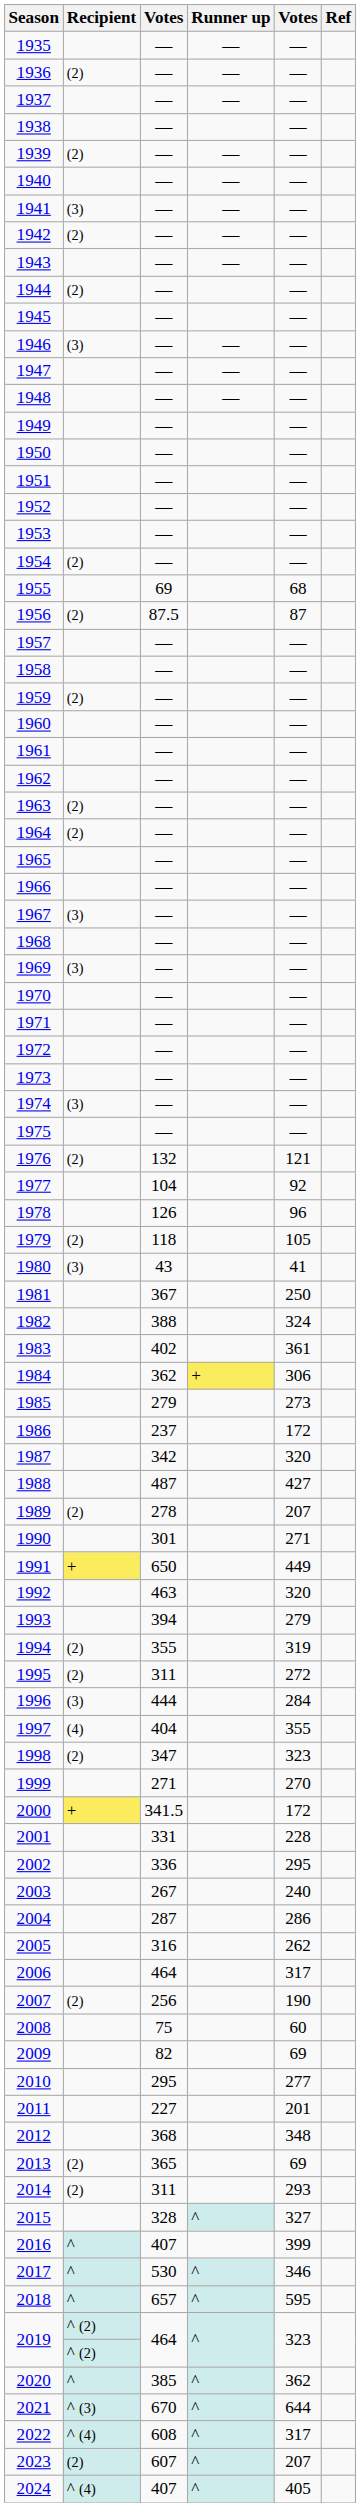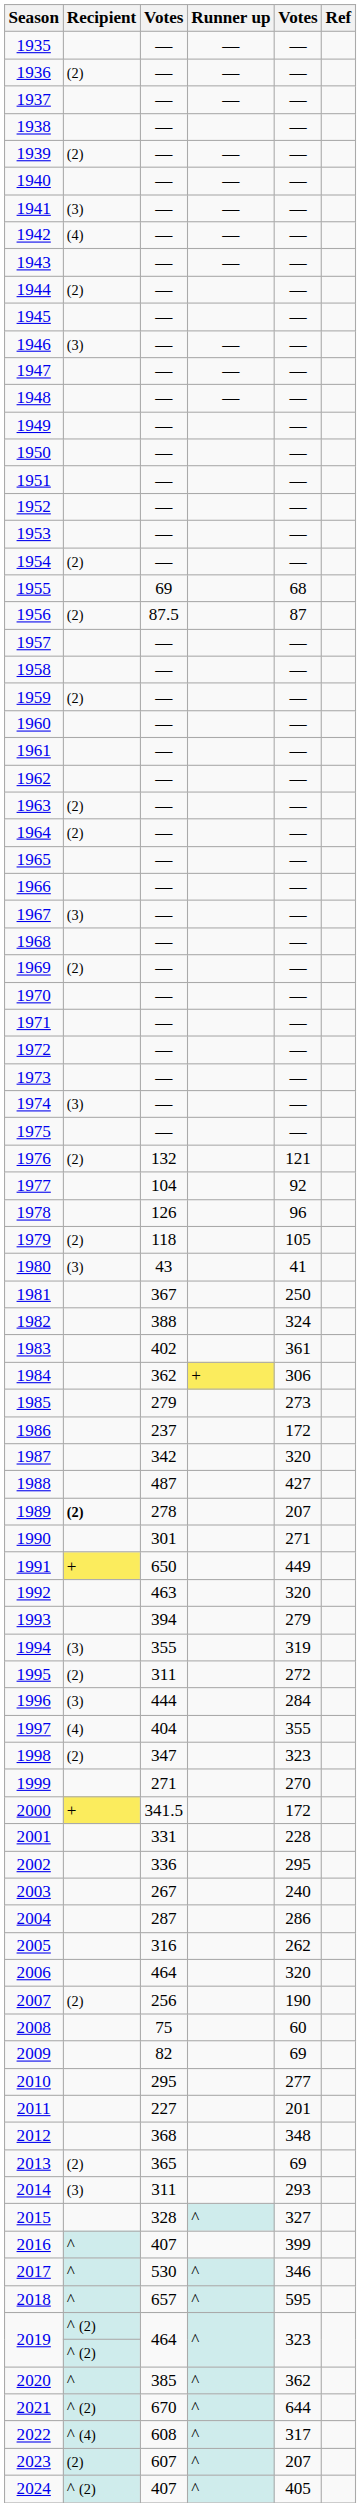(75, 236) (2) -> (75, 236) (4)
(75, 969) (3) -> (75, 969) (2)
(75, 1512) normal -> (75, 1511) bold
(75, 1648) (2) -> (75, 1648) (3)
(298, 1972) 317 -> (298, 1972) 320
(75, 2191) (2) -> (75, 2191) (3)
(81, 2407) ^ (3) -> (81, 2407) ^ (2)
(81, 2488) ^ (4) -> (81, 2488) ^ (2)
